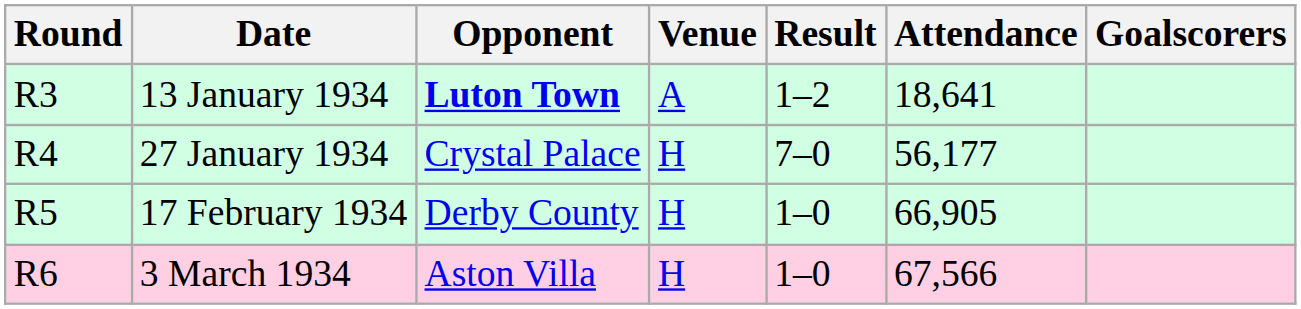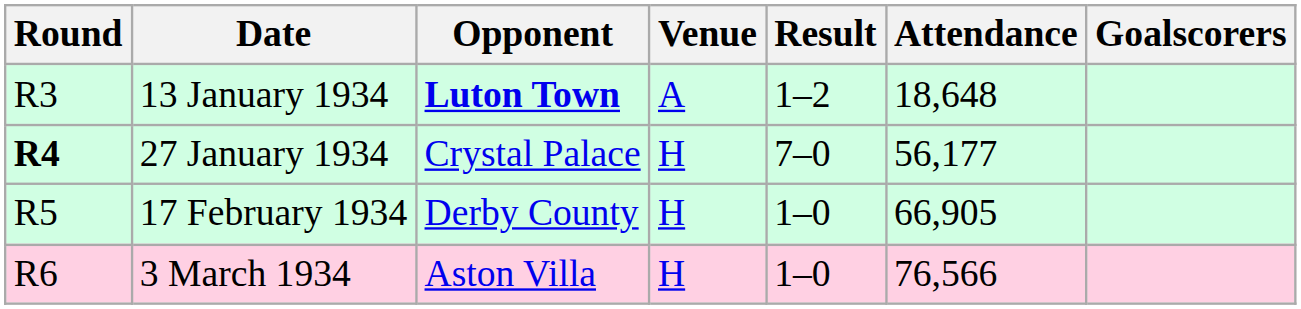(946, 93) 18,641 -> (946, 93) 18,648
(36, 153) normal -> (37, 153) bold
(946, 272) 67,566 -> (946, 272) 76,566
